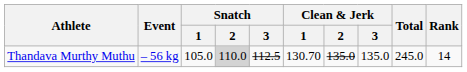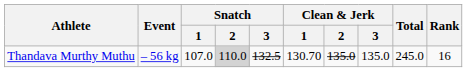(199, 56) 105.0 -> (199, 56) 107.0
(266, 56) 112.5 -> (266, 56) 132.5
(444, 56) 14 -> (444, 56) 16
